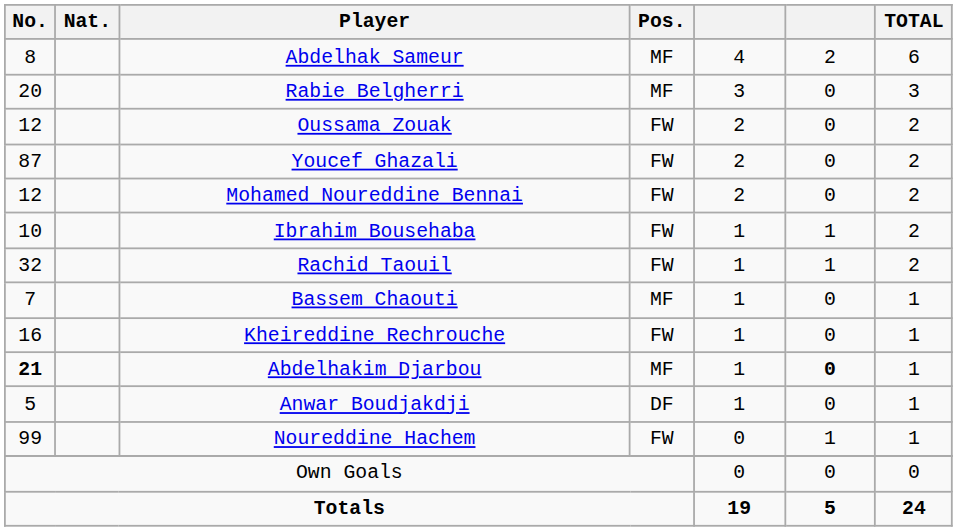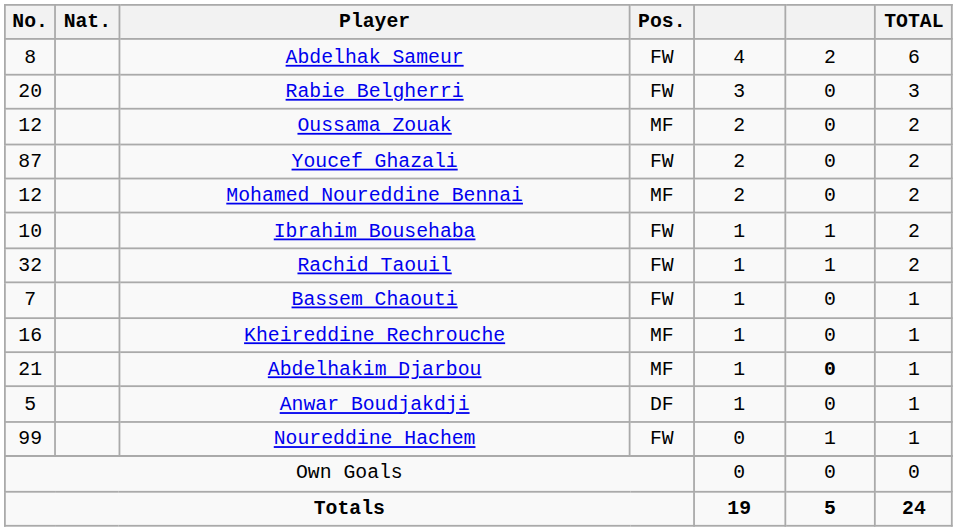(662, 57) MF -> (662, 57) FW
(662, 92) MF -> (662, 92) FW
(662, 127) FW -> (662, 127) MF
(662, 196) FW -> (662, 196) MF
(662, 300) MF -> (662, 300) FW
(662, 335) FW -> (662, 335) MF
(30, 370) bold -> (30, 370) normal
